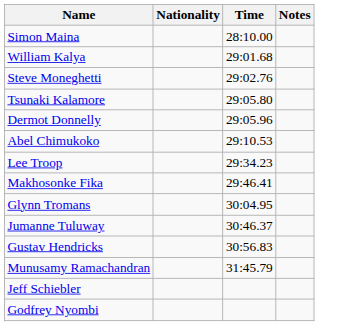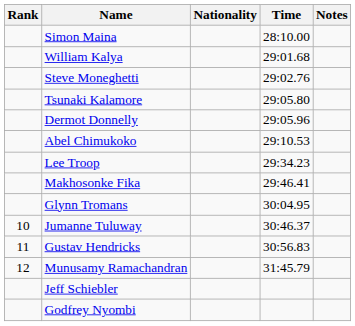+ column: (23, 15)
